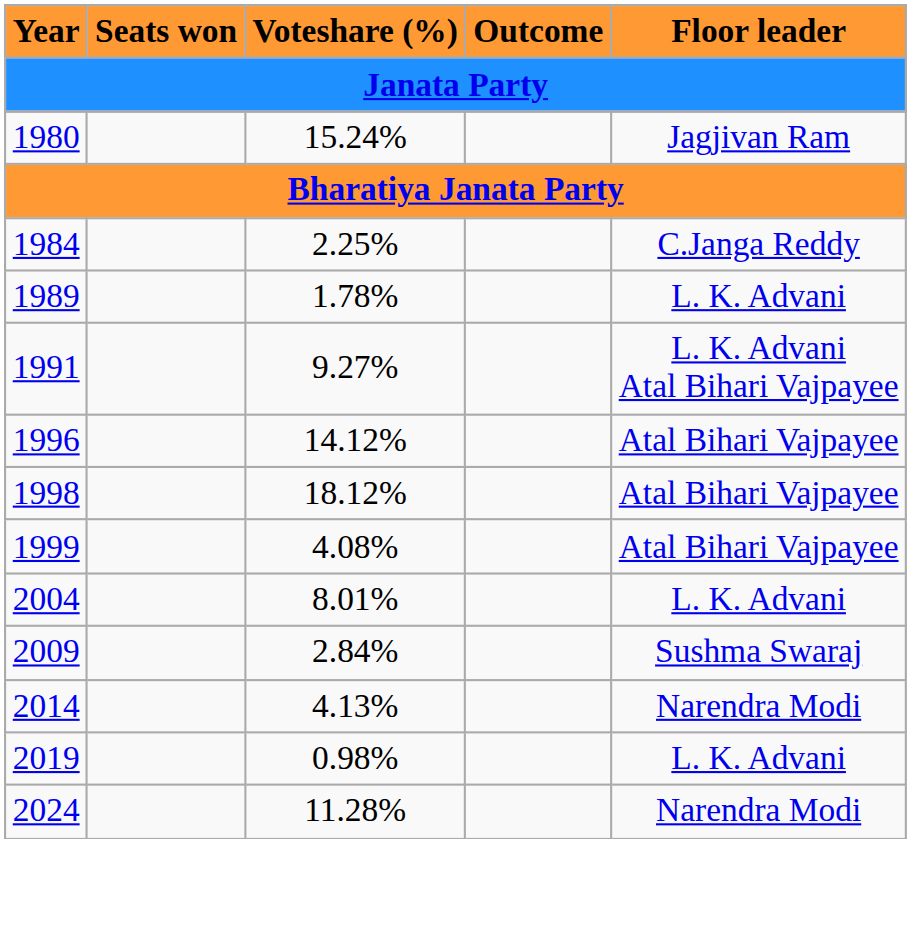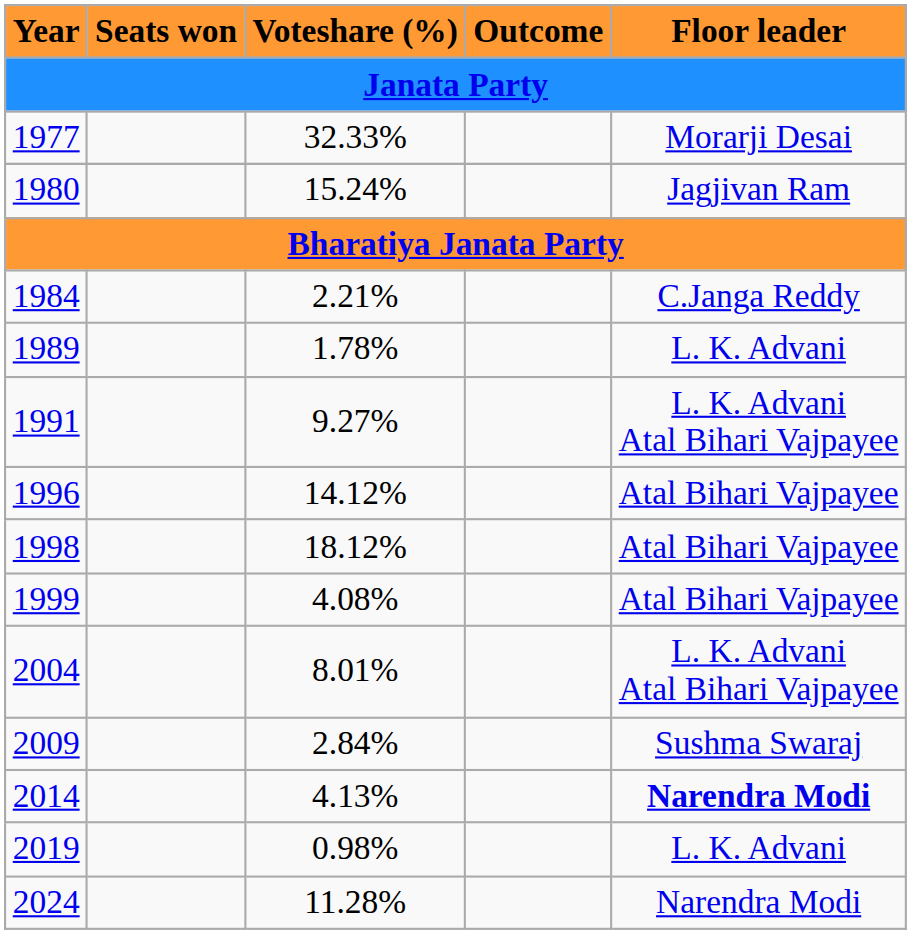+ row: (46, 137)
(355, 243) 2.25% -> (355, 296) 2.21%
(759, 598) L. K. Advani -> (759, 670) L. K. Advani Atal Bihari Vajpayee
(759, 705) normal -> (759, 795) bold
